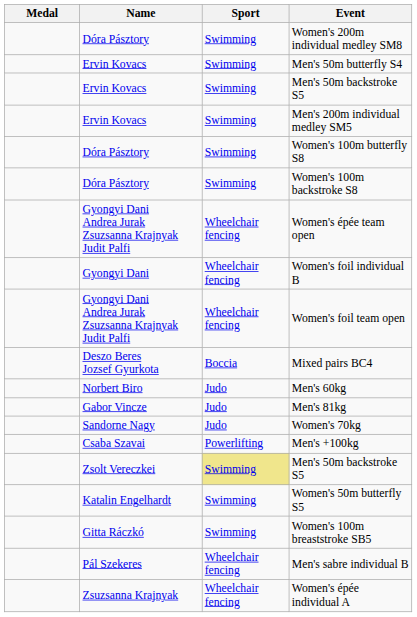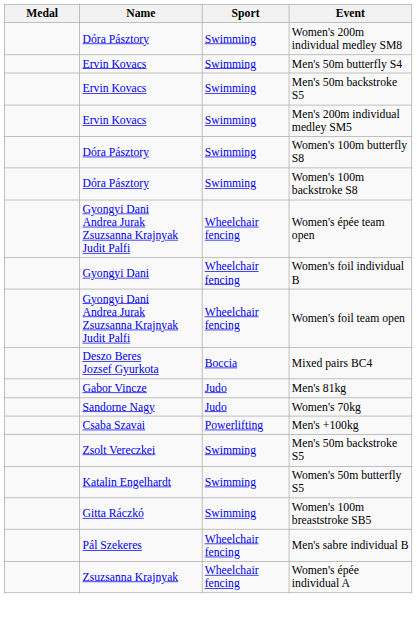- row: (113, 388)
(230, 469) khaki background -> (230, 450) no background
